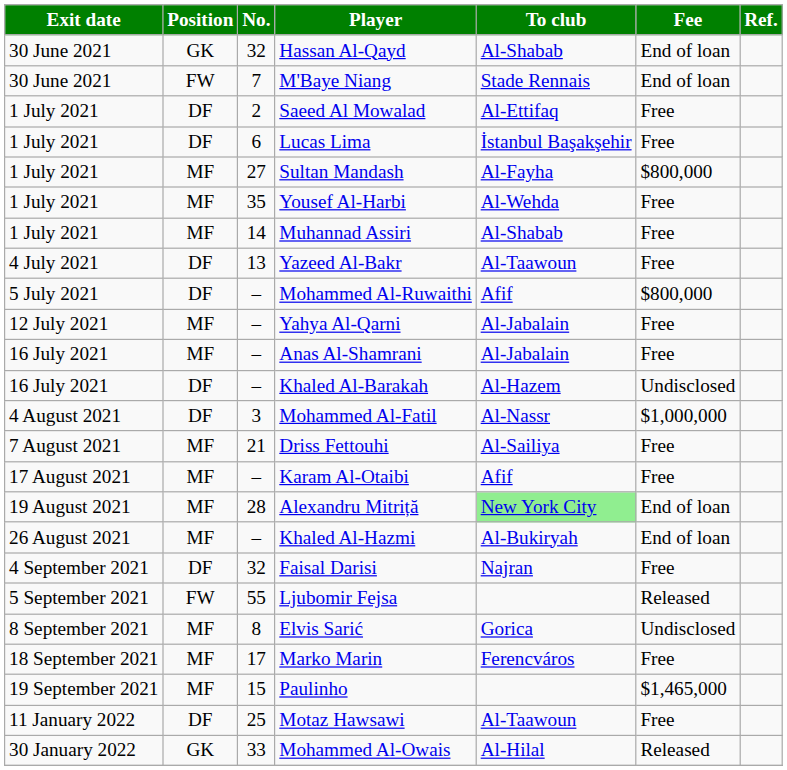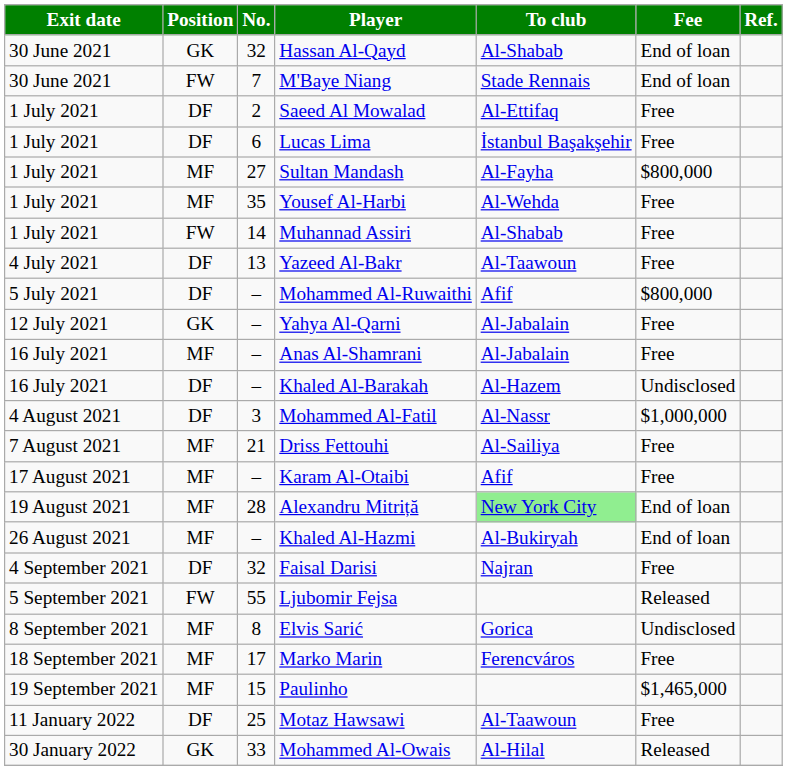(200, 232) MF -> (200, 232) FW
(200, 324) MF -> (200, 324) GK
